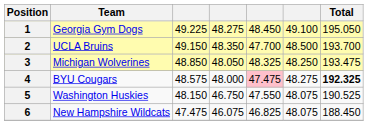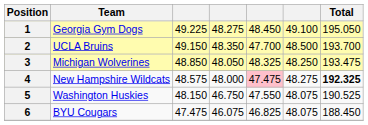(85, 79) BYU Cougars -> (112, 79) New Hampshire Wildcats
(112, 112) New Hampshire Wildcats -> (85, 112) BYU Cougars
